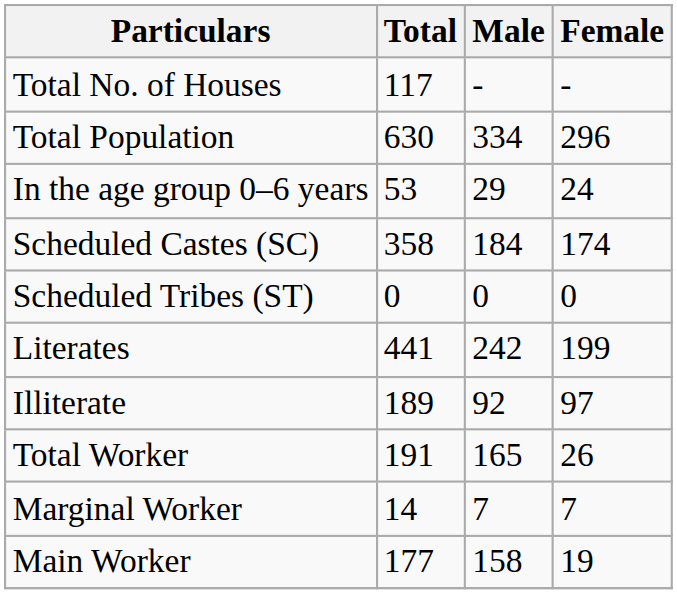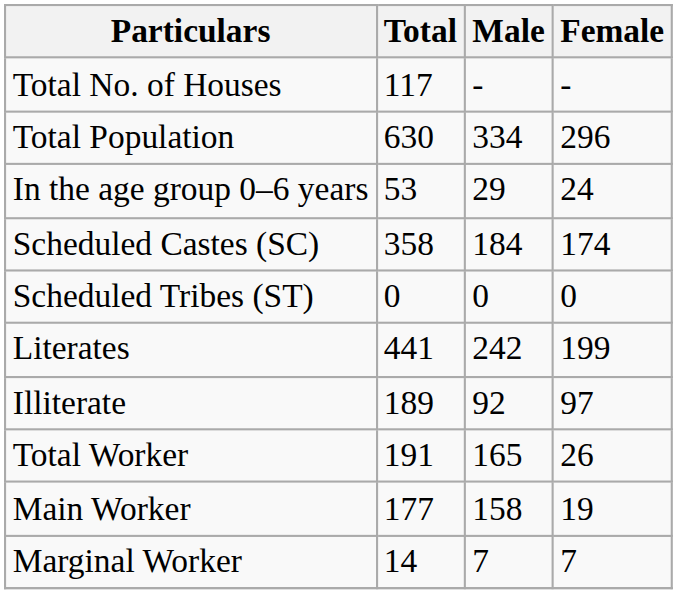rows swapped: (102, 561) <-> (127, 508)
